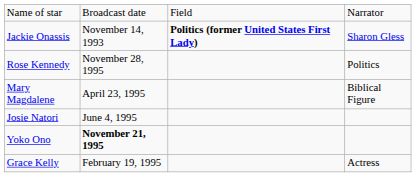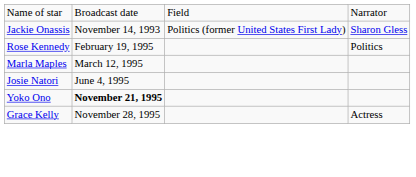(250, 36) bold -> (256, 30) normal
(113, 65) November 28, 1995 -> (114, 47) February 19, 1995
+ row: (37, 64)
- row: (31, 94)
(122, 163) February 19, 1995 -> (117, 115) November 28, 1995
